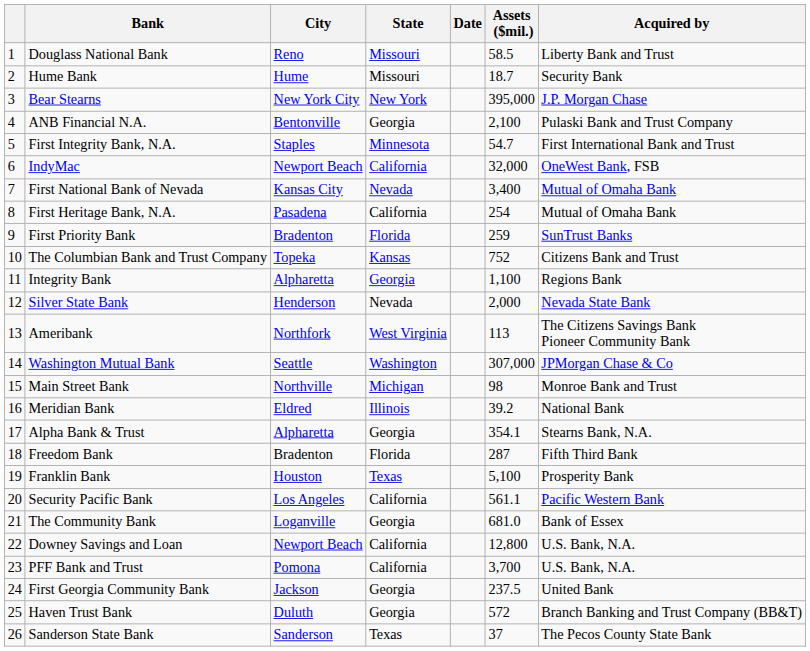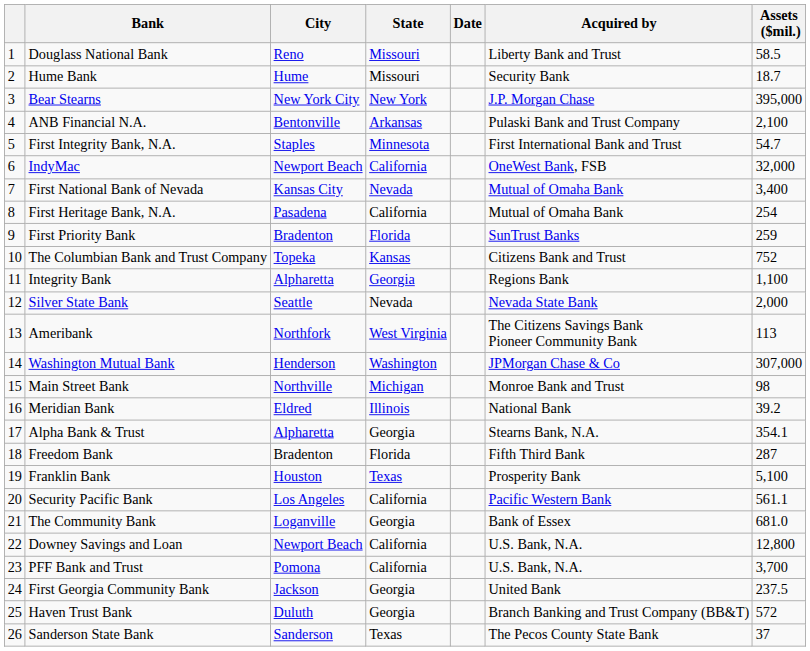columns swapped: (672, 23) <-> (512, 23)
(392, 122) Georgia -> (396, 122) Arkansas
(304, 302) Henderson -> (293, 302) Seattle
(293, 364) Seattle -> (304, 364) Henderson
